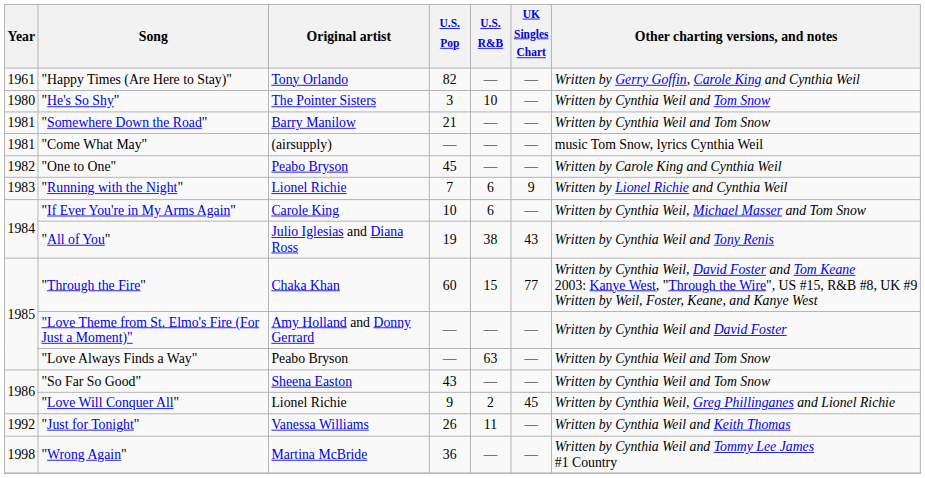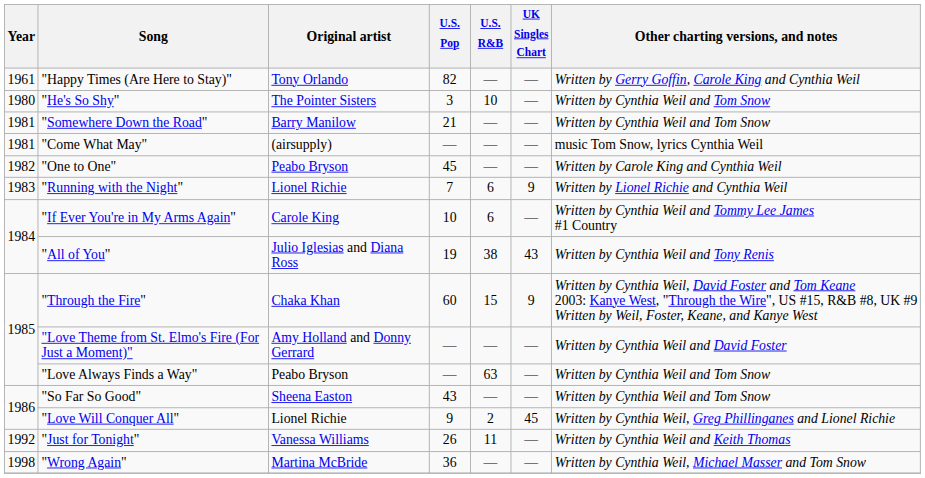(710, 210) Written by Cynthia Weil, Michael Masser and Tom Snow -> (684, 218) Written by Cynthia Weil and Tommy Lee James #1 Country
(531, 284) 77 -> (531, 300) 9
(684, 454) Written by Cynthia Weil and Tommy Lee James #1 Country -> (710, 462) Written by Cynthia Weil, Michael Masser and Tom Snow
